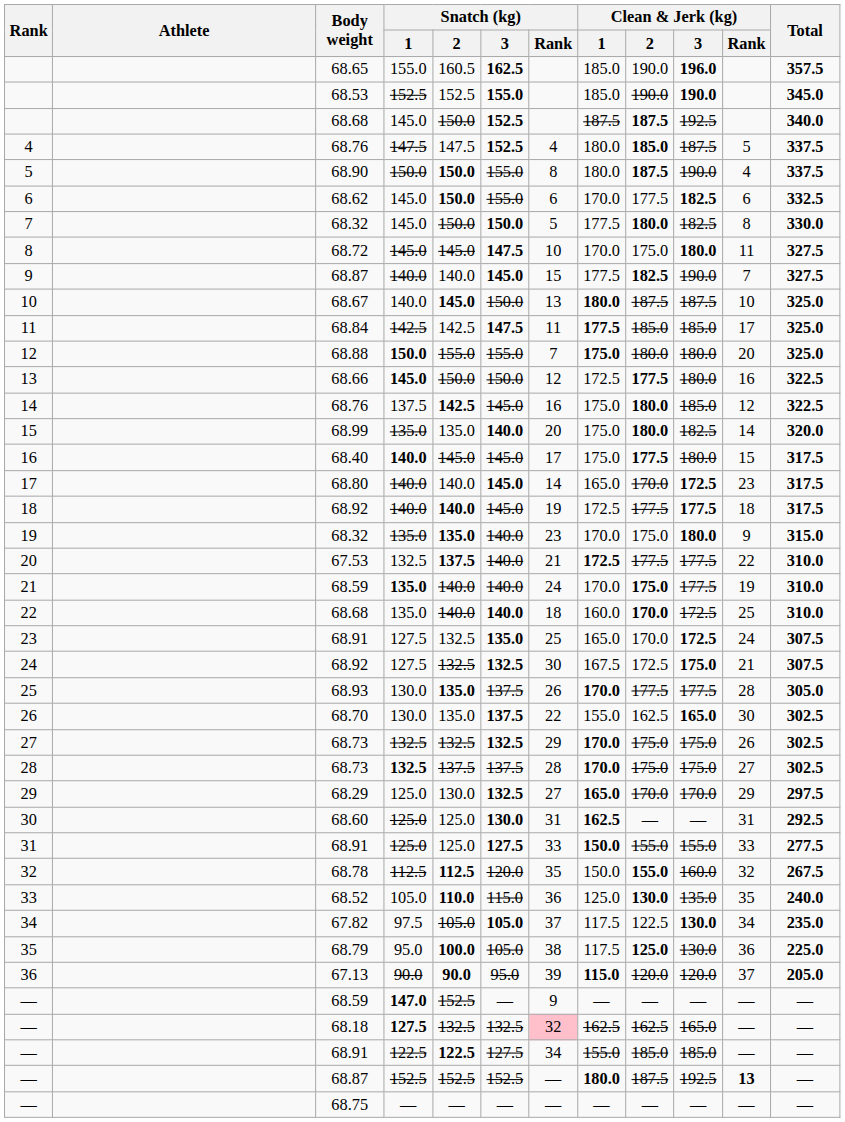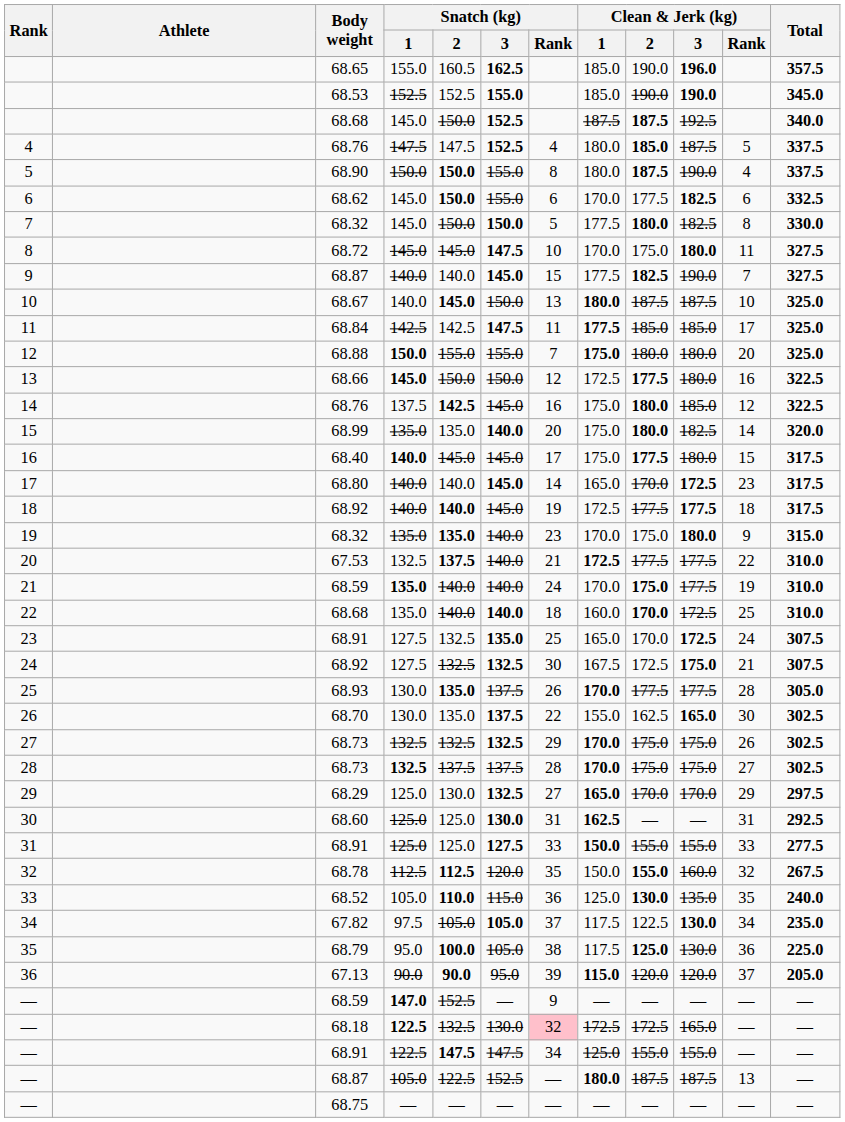(408, 1026) 127.5 -> (408, 1026) 122.5
(505, 1026) 132.5 -> (505, 1026) 130.0
(602, 1026) 162.5 -> (602, 1026) 172.5
(650, 1026) 162.5 -> (650, 1026) 172.5
(457, 1052) 122.5 -> (457, 1052) 147.5
(505, 1052) 127.5 -> (505, 1052) 147.5
(602, 1052) 155.0 -> (602, 1052) 125.0
(650, 1052) 185.0 -> (650, 1052) 155.0
(698, 1052) 185.0 -> (698, 1052) 155.0
(408, 1078) 152.5 -> (408, 1078) 105.0
(457, 1078) 152.5 -> (457, 1078) 122.5
(698, 1078) 192.5 -> (698, 1078) 187.5
(746, 1078) bold -> (746, 1078) normal
